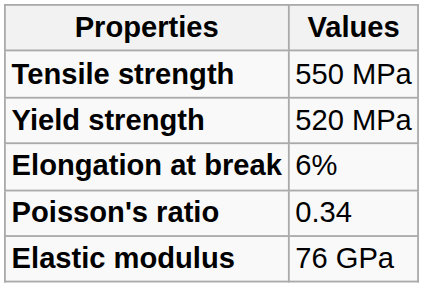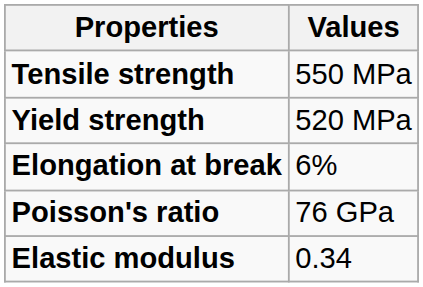(324, 212) 0.34 -> (345, 212) 76 GPa
(345, 258) 76 GPa -> (324, 258) 0.34
